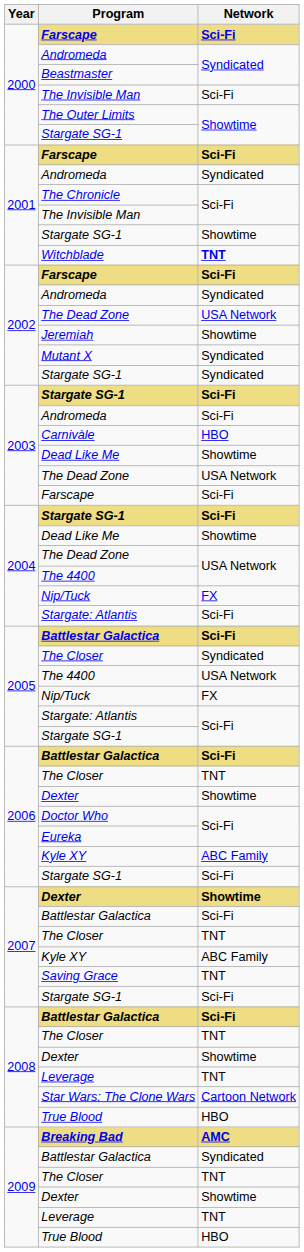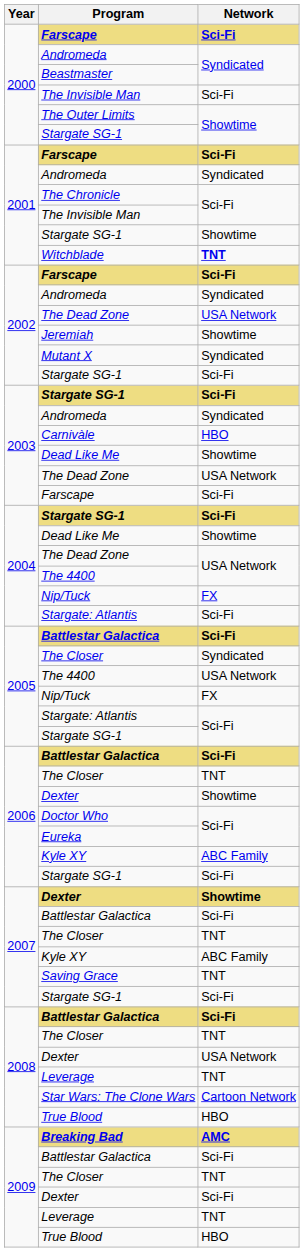(232, 375) Syndicated -> (217, 375) Sci-Fi
(217, 415) Sci-Fi -> (232, 415) Syndicated
(229, 1056) Showtime -> (239, 1056) USA Network
(232, 1157) Syndicated -> (217, 1157) Sci-Fi
(229, 1197) Showtime -> (217, 1197) Sci-Fi
